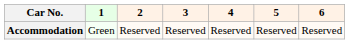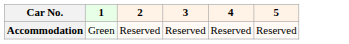- column: (322, 13)
